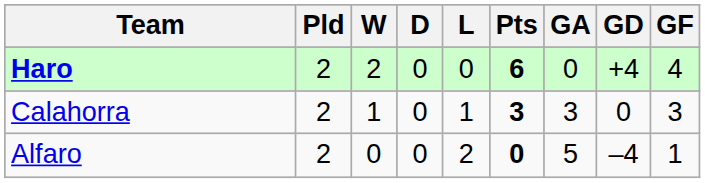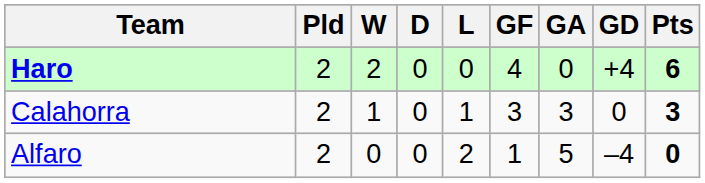columns swapped: (675, 25) <-> (517, 25)
